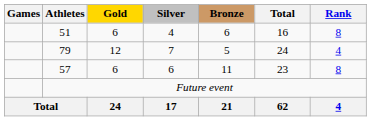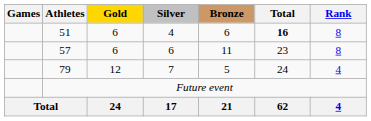(283, 32) normal -> (283, 32) bold
rows swapped: (65, 69) <-> (65, 51)
